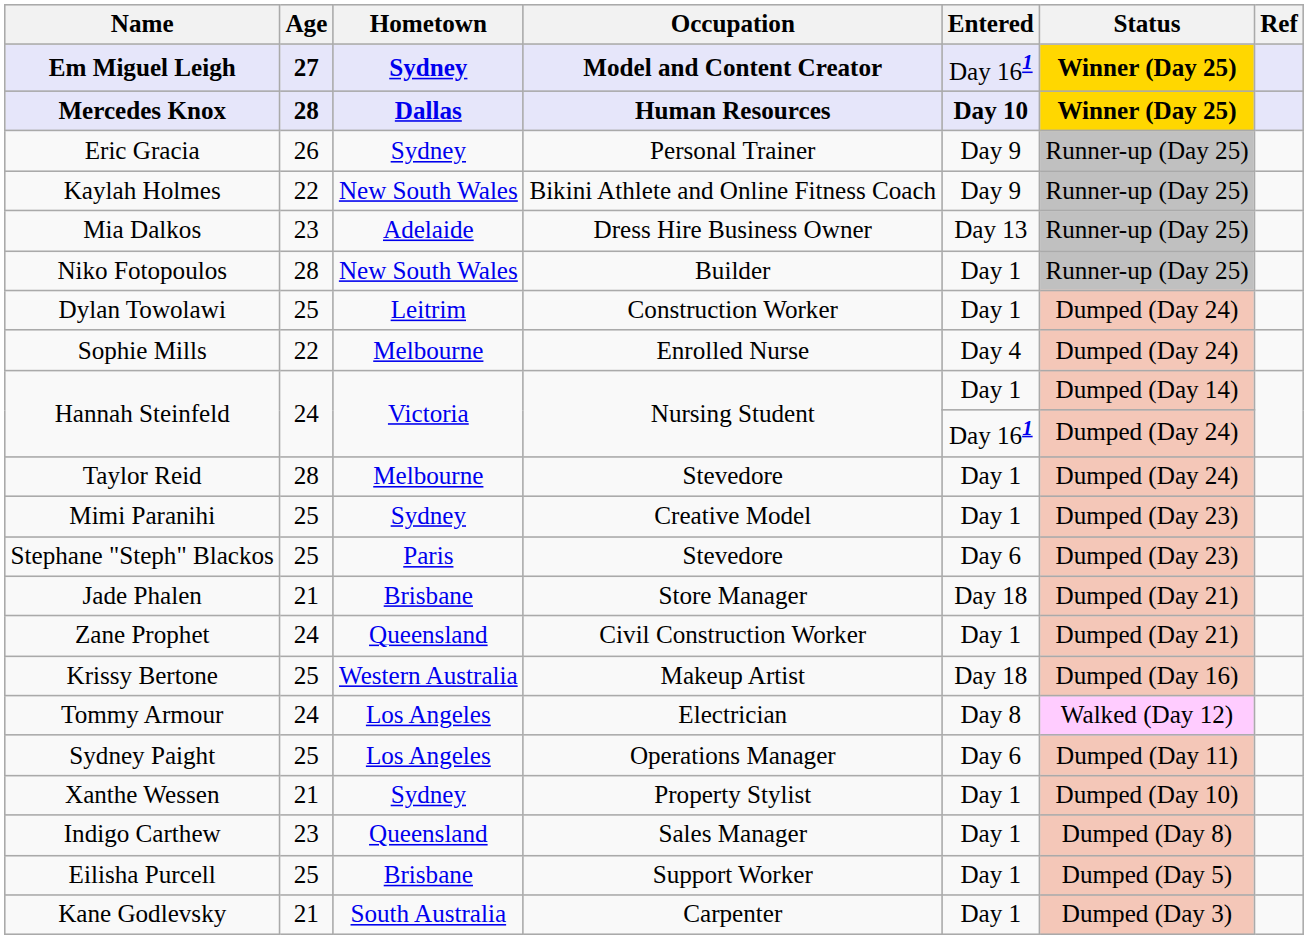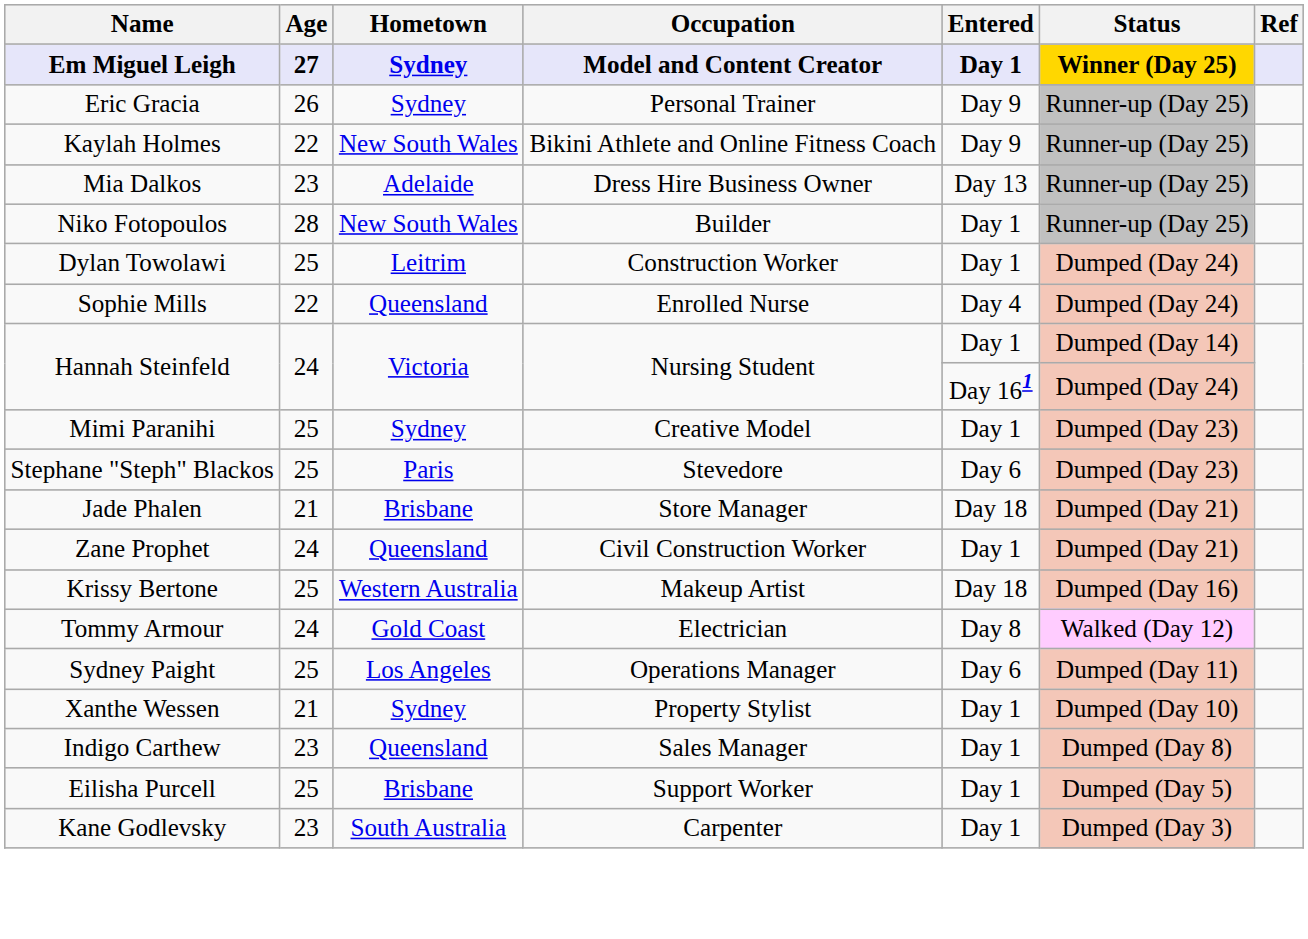(991, 67) Day 161 -> (991, 64) Day 1
- row: (142, 110)
(428, 349) Melbourne -> (428, 303) Queensland
- row: (142, 476)
(428, 715) Los Angeles -> (428, 628) Gold Coast
(306, 914) 21 -> (306, 827) 23
